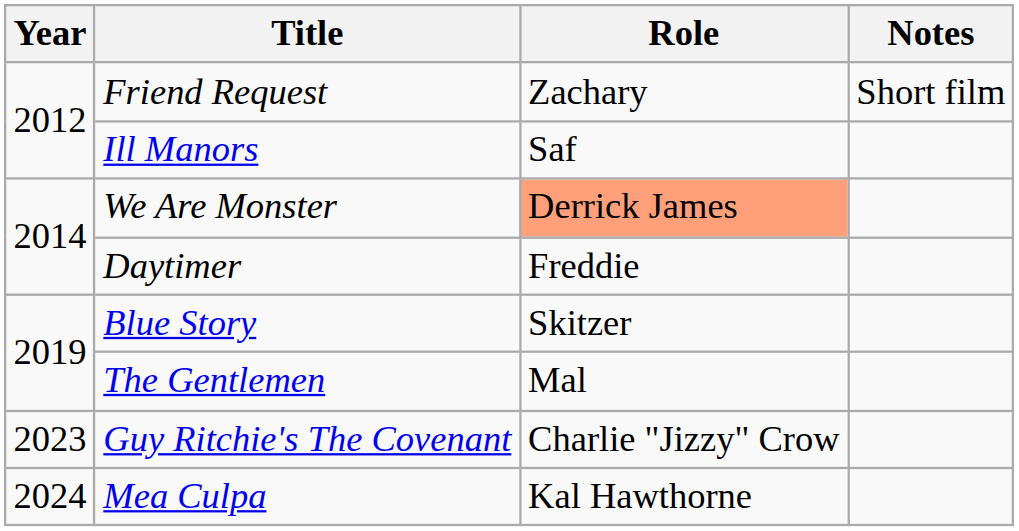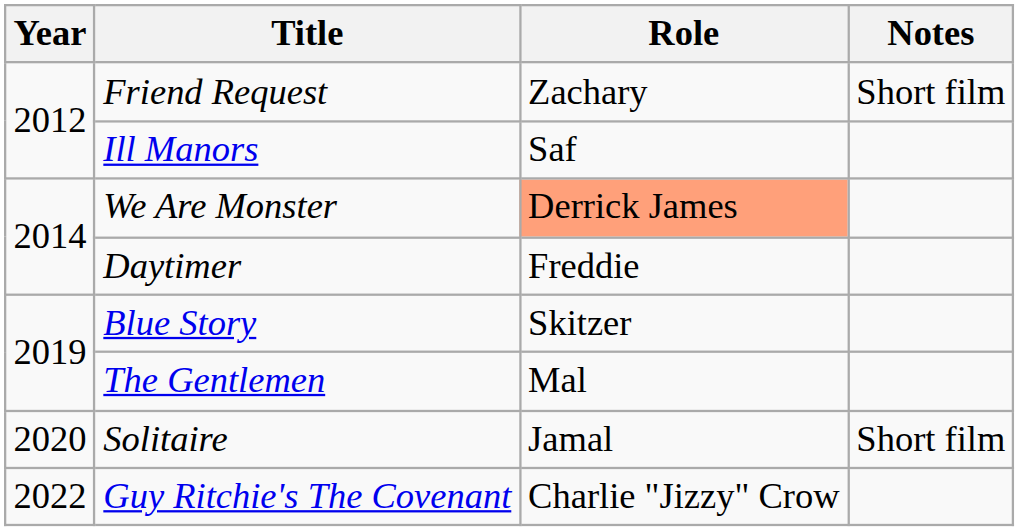+ row: (165, 438)
(50, 438) 2023 -> (50, 496) 2022
- row: (185, 496)
